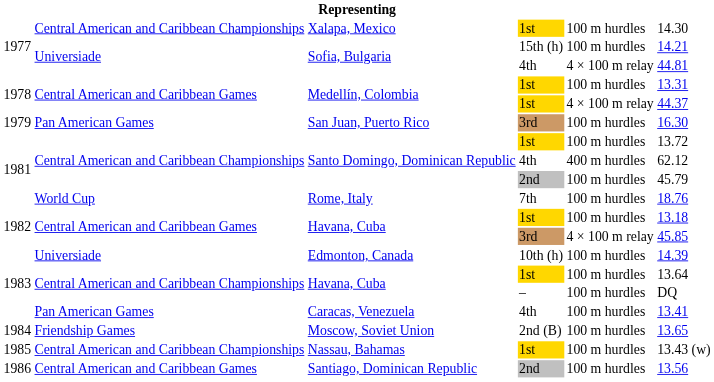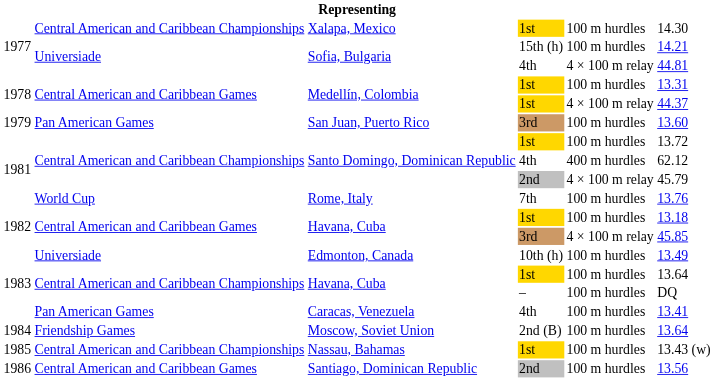(673, 122) 16.30 -> (673, 122) 13.60
(606, 179) 100 m hurdles -> (610, 179) 4 × 100 m relay
(673, 198) 18.76 -> (673, 198) 13.76
(673, 255) 14.39 -> (673, 255) 13.49
(673, 331) 13.65 -> (673, 331) 13.64
